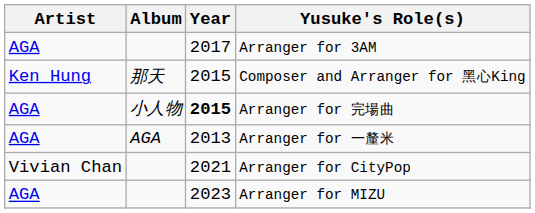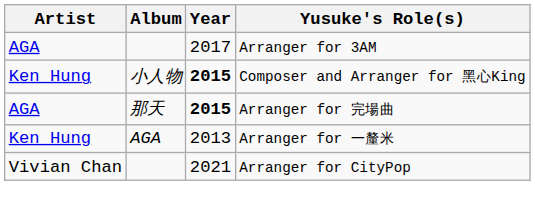(147, 77) 那天 -> (156, 77) 小人物
(210, 77) normal -> (210, 77) bold
(156, 109) 小人物 -> (147, 109) 那天
(24, 138) AGA -> (50, 138) Ken Hung
- row: (312, 195)
